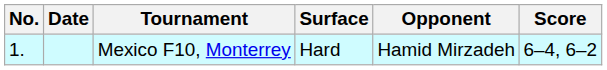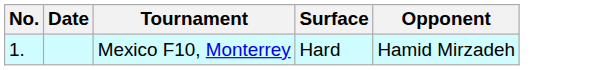- column: (560, 19)
